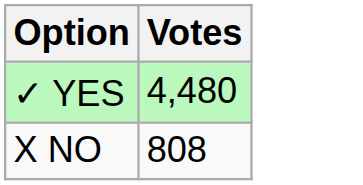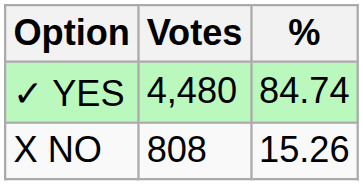+ column: (304, 33)
